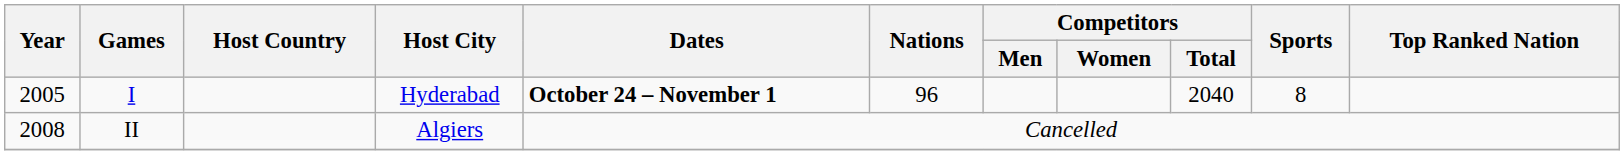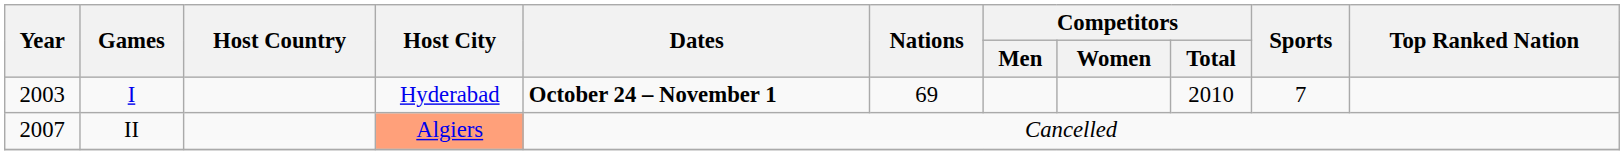(42, 94) 2005 -> (42, 94) 2003
(927, 94) 96 -> (927, 94) 69
(1211, 94) 2040 -> (1211, 94) 2010
(1301, 94) 8 -> (1301, 94) 7
(42, 130) 2008 -> (42, 130) 2007
(450, 130) no background -> (450, 130) lightsalmon background
